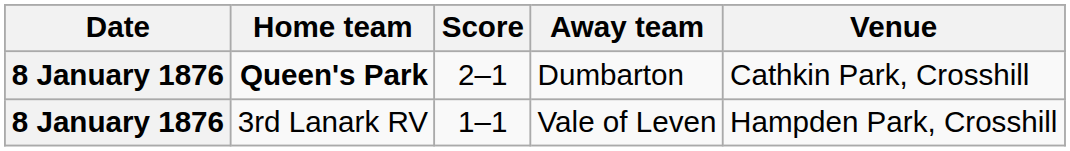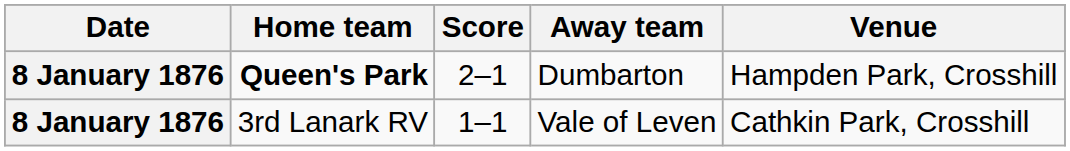(880, 74) Cathkin Park, Crosshill -> (894, 74) Hampden Park, Crosshill
(894, 121) Hampden Park, Crosshill -> (880, 121) Cathkin Park, Crosshill
